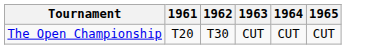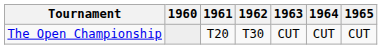+ column: (183, 15)
